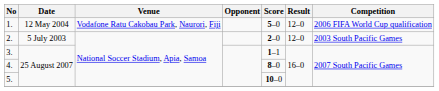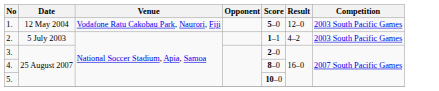(373, 24) 2006 FIFA World Cup qualification -> (358, 24) 2003 South Pacific Games
(274, 38) 2–0 -> (274, 38) 1–1
(296, 38) 12–0 -> (294, 38) 4–2
(274, 51) 1–1 -> (274, 51) 2–0
